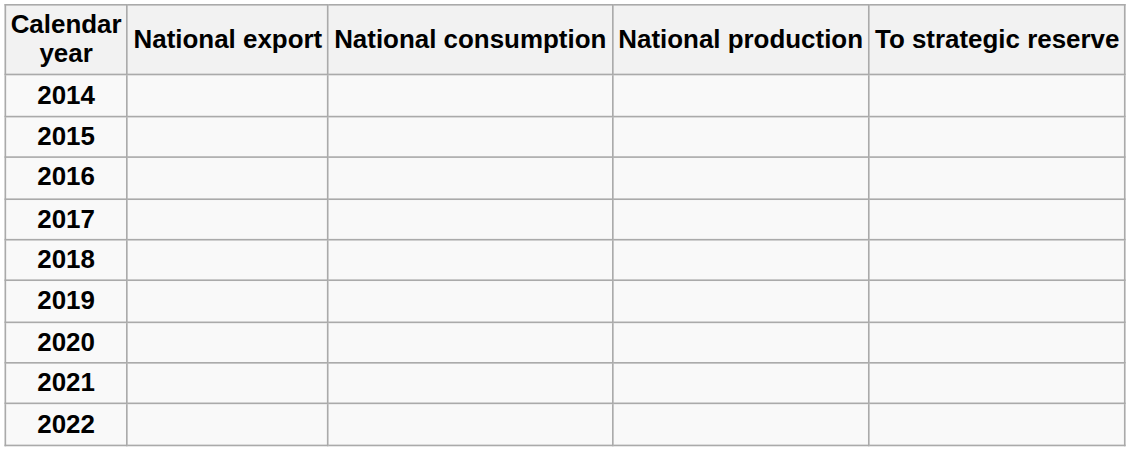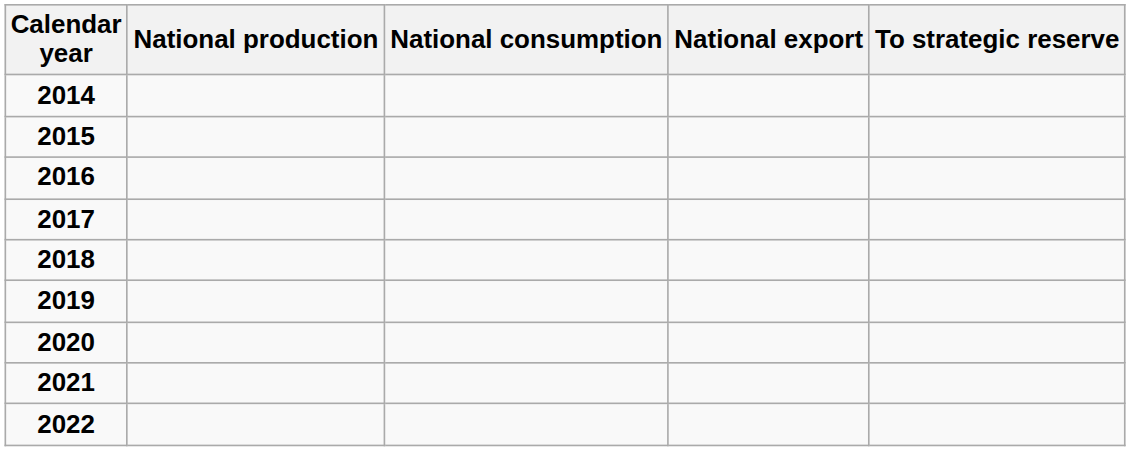columns swapped: (741, 39) <-> (228, 39)
